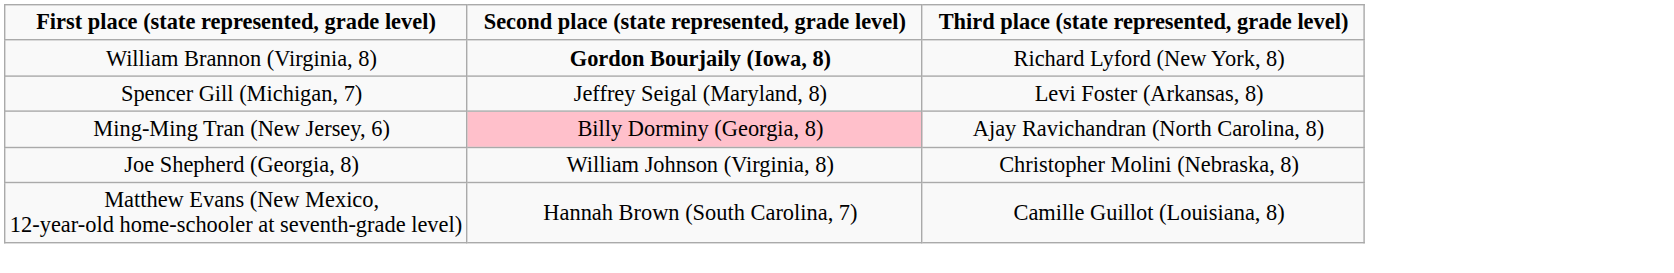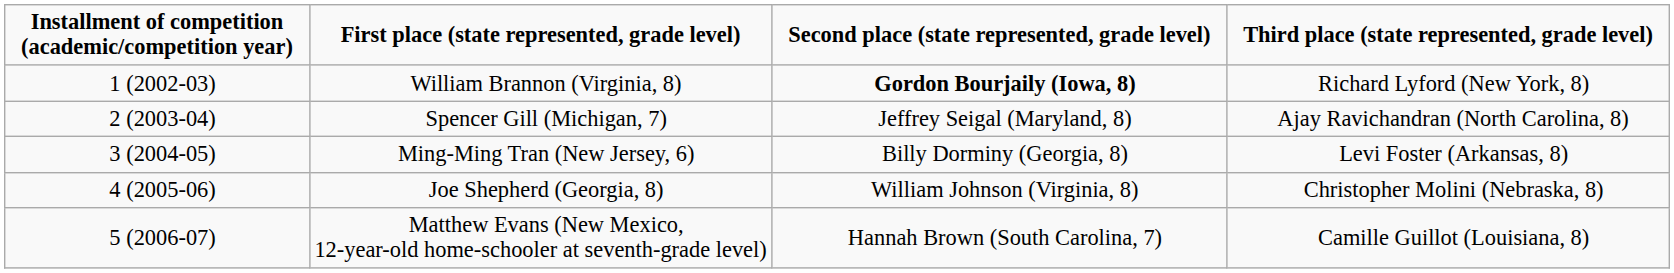+ column: (157, 34)
(1144, 93) Levi Foster (Arkansas, 8) -> (1448, 118) Ajay Ravichandran (North Carolina, 8)
(695, 128) pink background -> (999, 154) no background
(1144, 128) Ajay Ravichandran (North Carolina, 8) -> (1448, 154) Levi Foster (Arkansas, 8)
